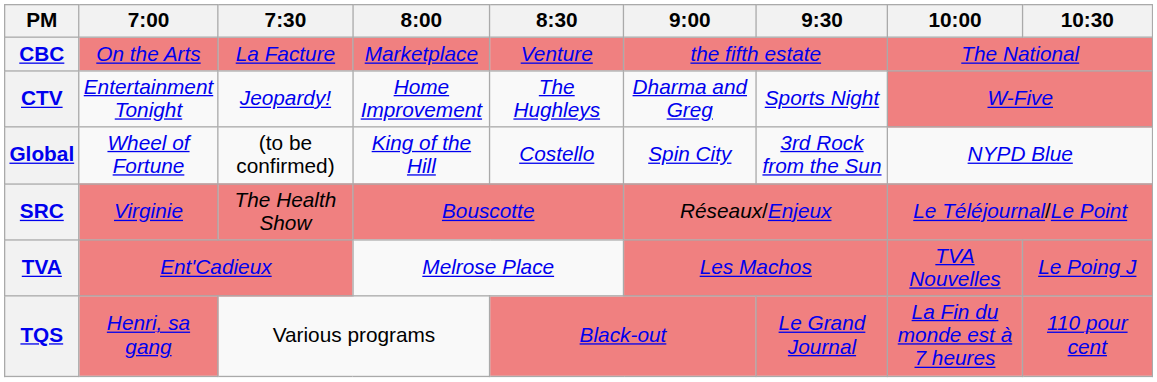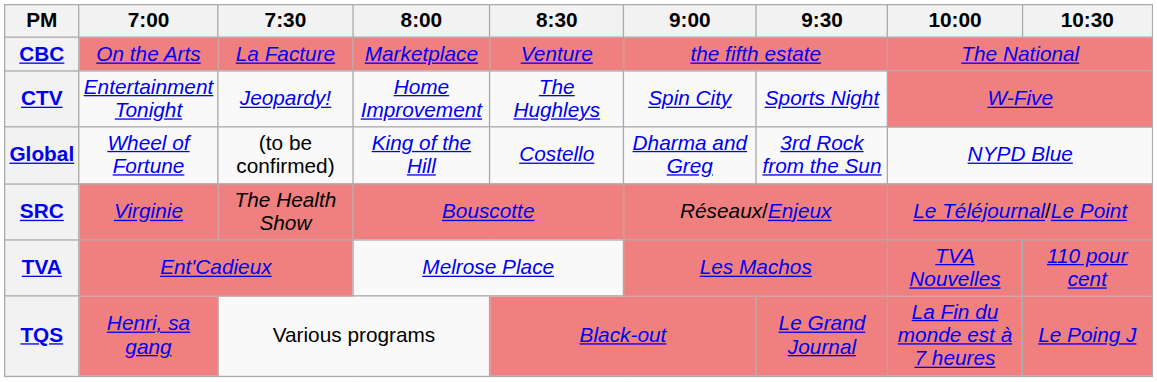(690, 98) Dharma and Greg -> (690, 98) Spin City
(690, 155) Spin City -> (690, 155) Dharma and Greg
(1087, 267) Le Poing J -> (1087, 267) 110 pour cent
(1087, 335) 110 pour cent -> (1087, 335) Le Poing J
